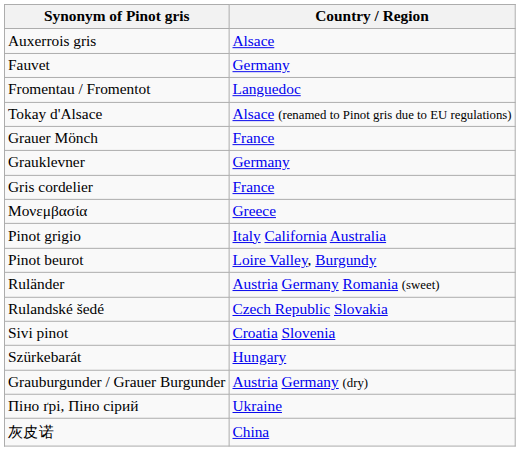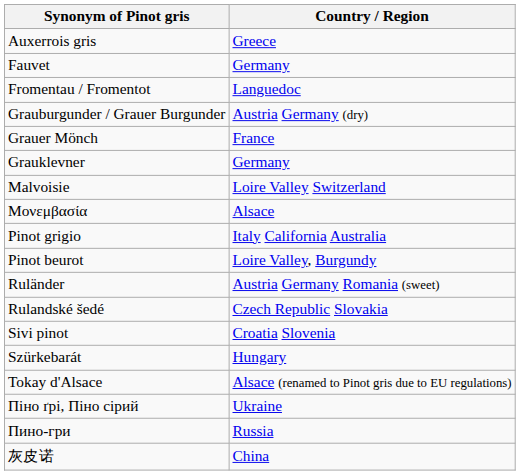(253, 41) Alsace -> (254, 41) Greece
rows swapped: (117, 382) <-> (55, 114)
- row: (50, 187)
+ row: (39, 187)
(254, 211) Greece -> (253, 211) Alsace
+ row: (39, 430)
